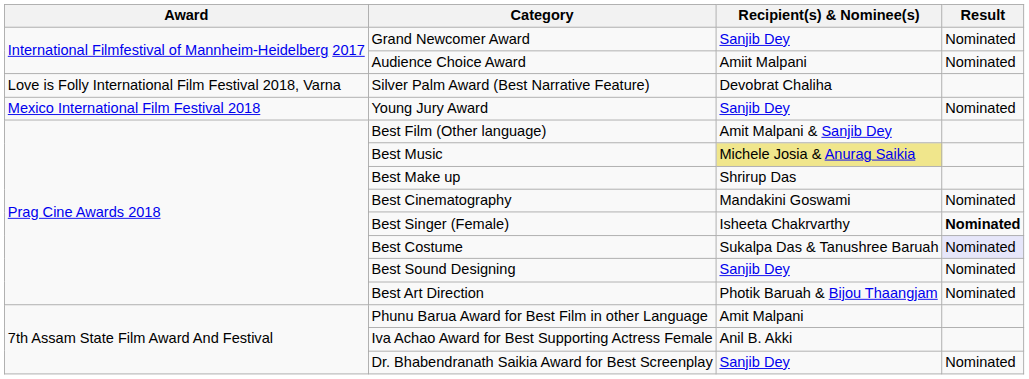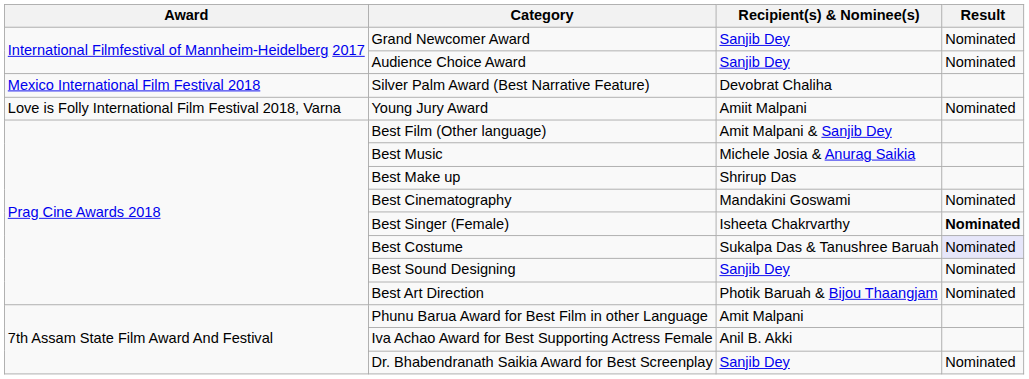(763, 62) Amiit Malpani -> (755, 62) Sanjib Dey
(174, 85) Love is Folly International Film Festival 2018, Varna -> (134, 85) Mexico International Film Festival 2018
(134, 108) Mexico International Film Festival 2018 -> (174, 108) Love is Folly International Film Festival 2018, Varna
(755, 108) Sanjib Dey -> (763, 108) Amiit Malpani
(817, 154) khaki background -> (817, 154) no background
